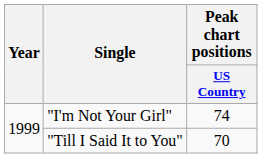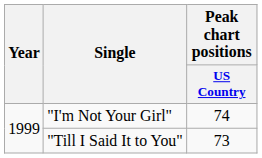(222, 140) 70 -> (222, 140) 73
